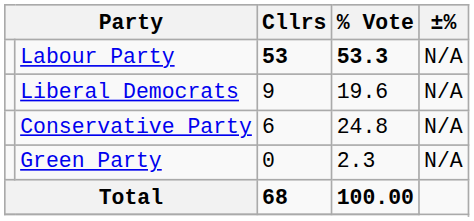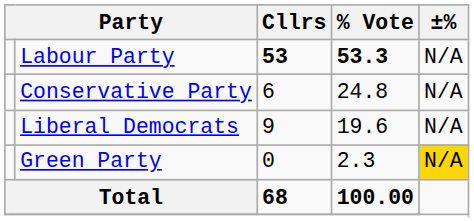rows swapped: (130, 92) <-> (136, 127)
(443, 162) no background -> (443, 162) gold background
